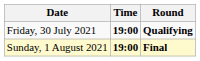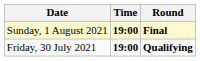rows swapped: (52, 30) <-> (57, 47)
